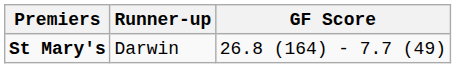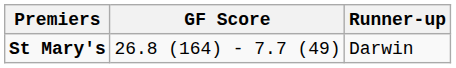columns swapped: (333, 19) <-> (163, 19)
